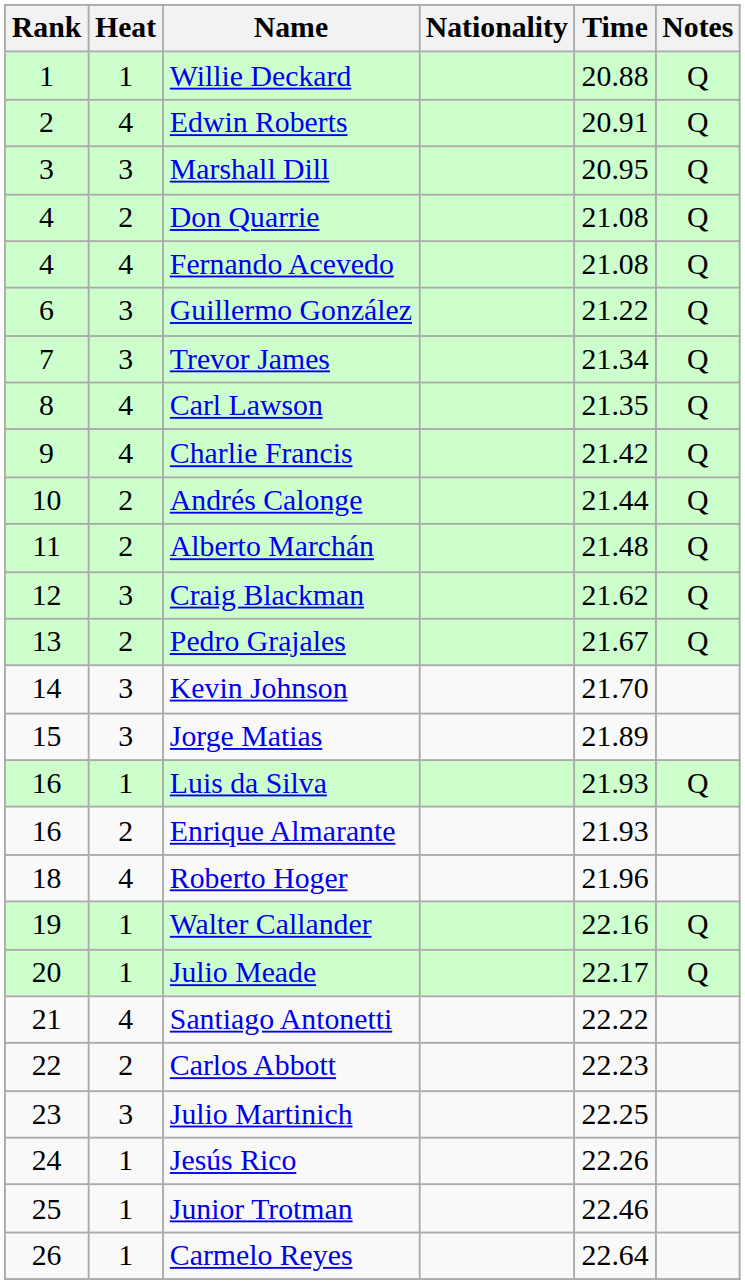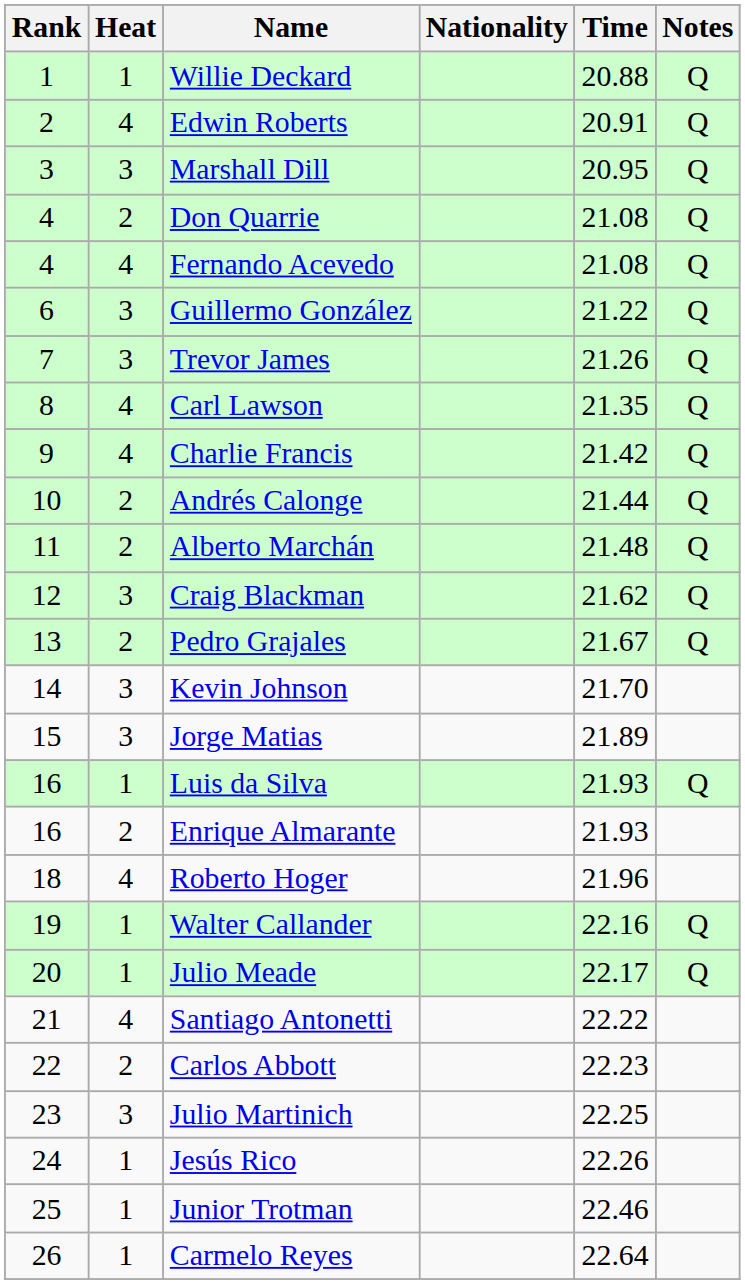(615, 358) 21.34 -> (615, 358) 21.26
